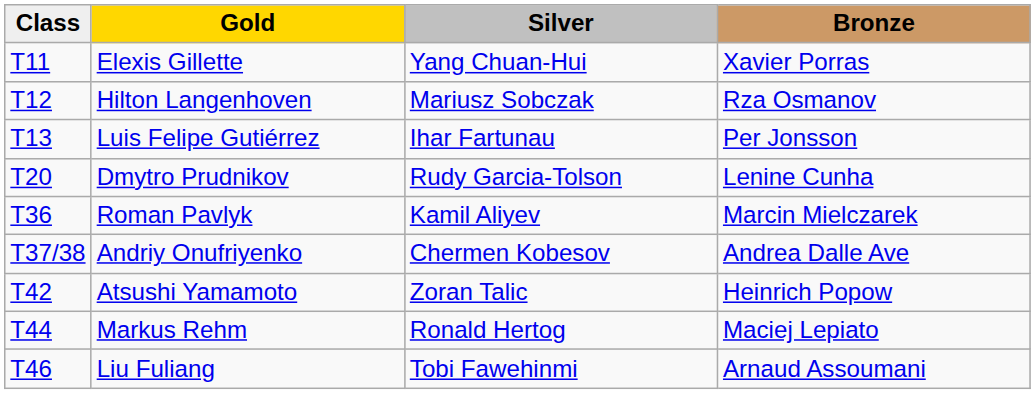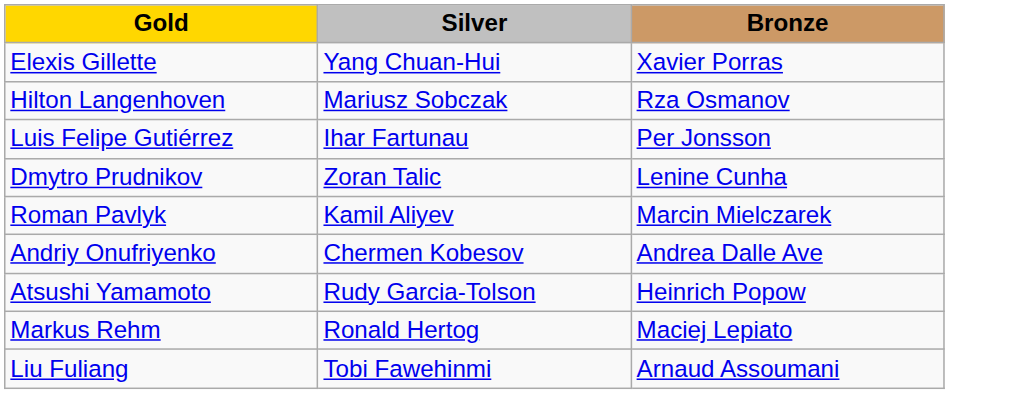- column: (48, 23)
(516, 176) Rudy Garcia-Tolson -> (382, 176) Zoran Talic
(469, 291) Zoran Talic -> (430, 291) Rudy Garcia-Tolson
